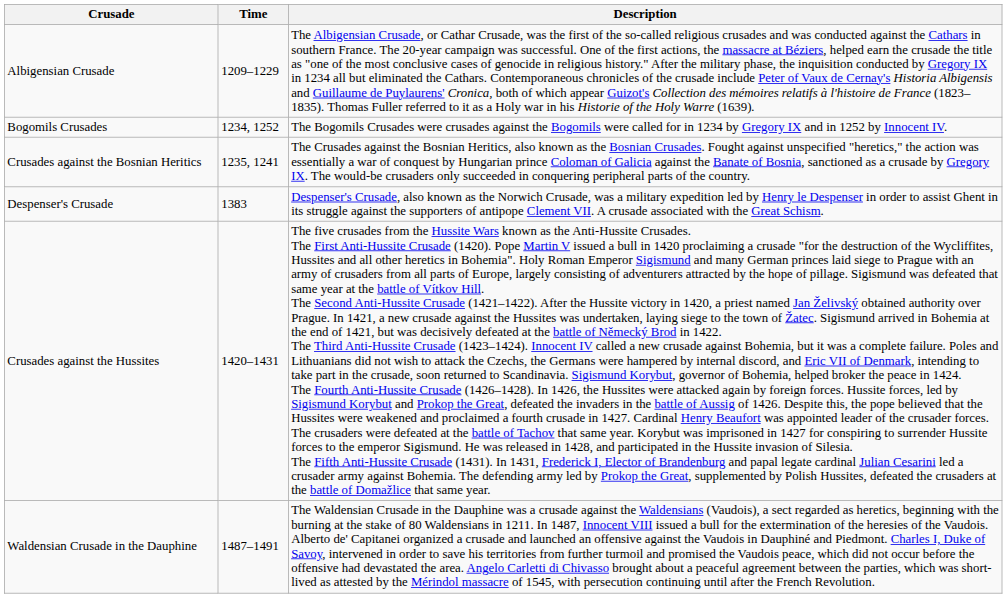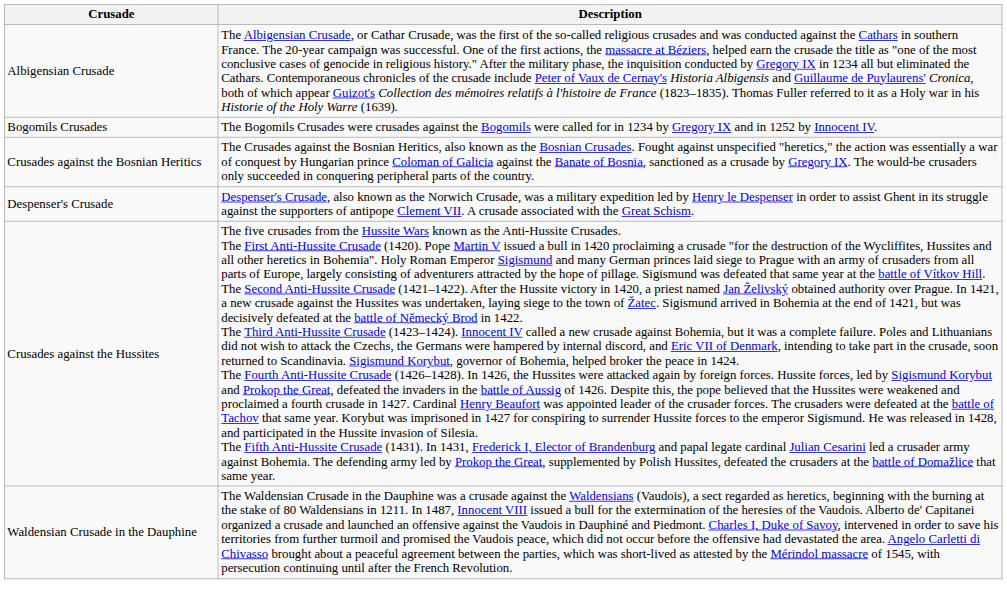- column: (253, 14)
